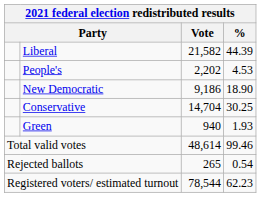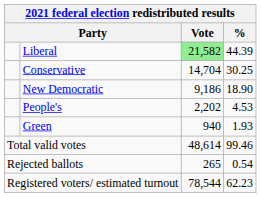(205, 51) no background -> (205, 51) lightgreen background
rows swapped: (54, 107) <-> (42, 70)
